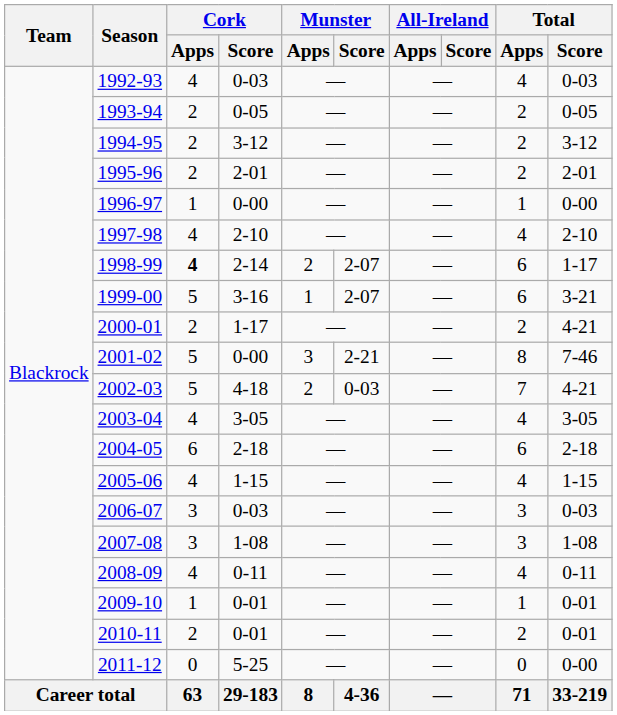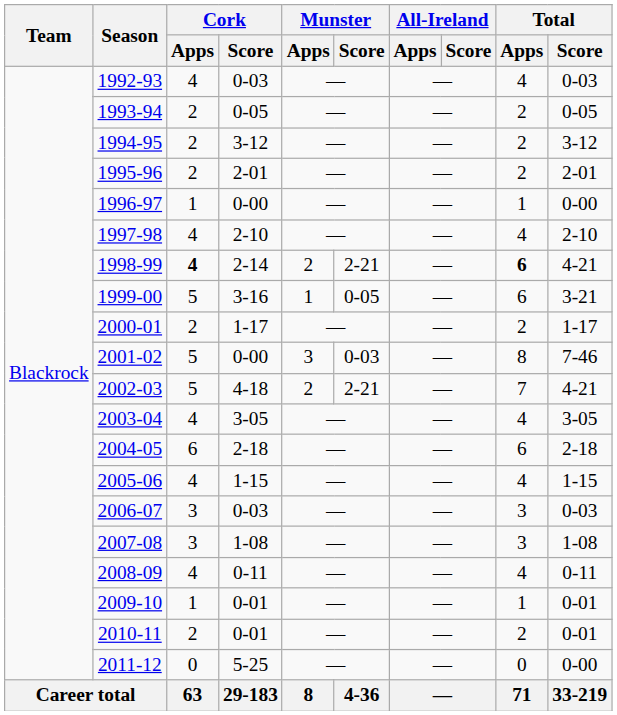(362, 265) 2-07 -> (362, 265) 2-21
(522, 265) normal -> (522, 265) bold
(580, 265) 1-17 -> (580, 265) 4-21
(362, 296) 2-07 -> (362, 296) 0-05
(580, 326) 4-21 -> (580, 326) 1-17
(362, 357) 2-21 -> (362, 357) 0-03
(362, 388) 0-03 -> (362, 388) 2-21
